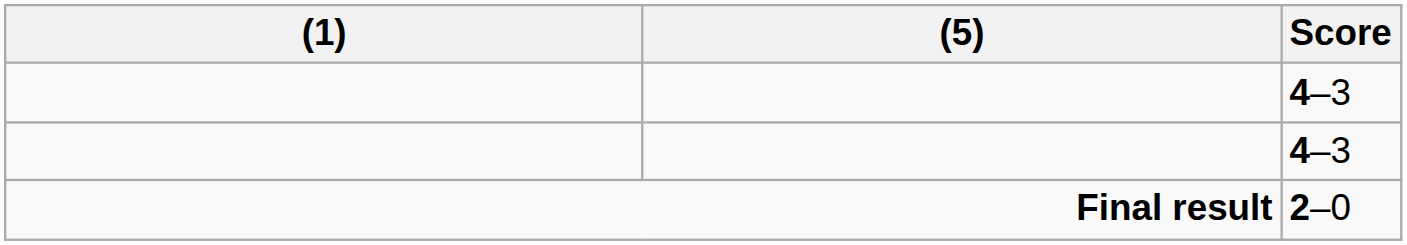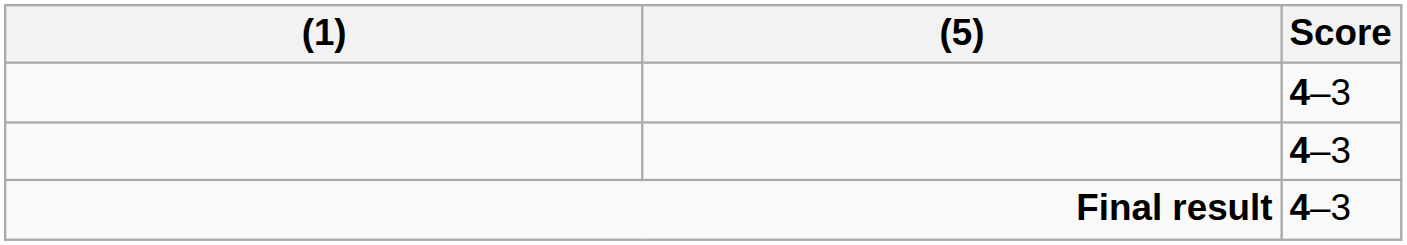(1320, 208) 2–0 -> (1320, 208) 4–3
